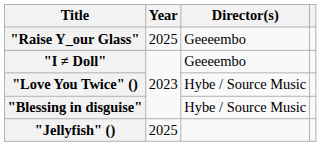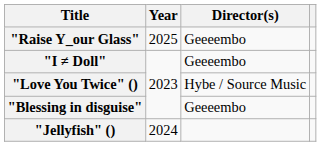(245, 107) Hybe / Source Music -> (215, 107) Geeeembo
(163, 130) 2025 -> (163, 130) 2024
